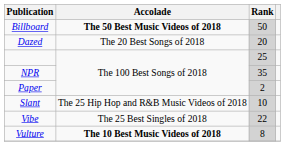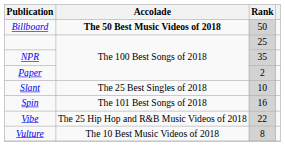- row: (30, 42)
(152, 103) The 25 Hip Hop and R&B Music Videos of 2018 -> (152, 88) The 25 Best Singles of 2018
+ row: (30, 103)
(152, 118) The 25 Best Singles of 2018 -> (152, 118) The 25 Hip Hop and R&B Music Videos of 2018
(152, 133) bold -> (152, 133) normal
